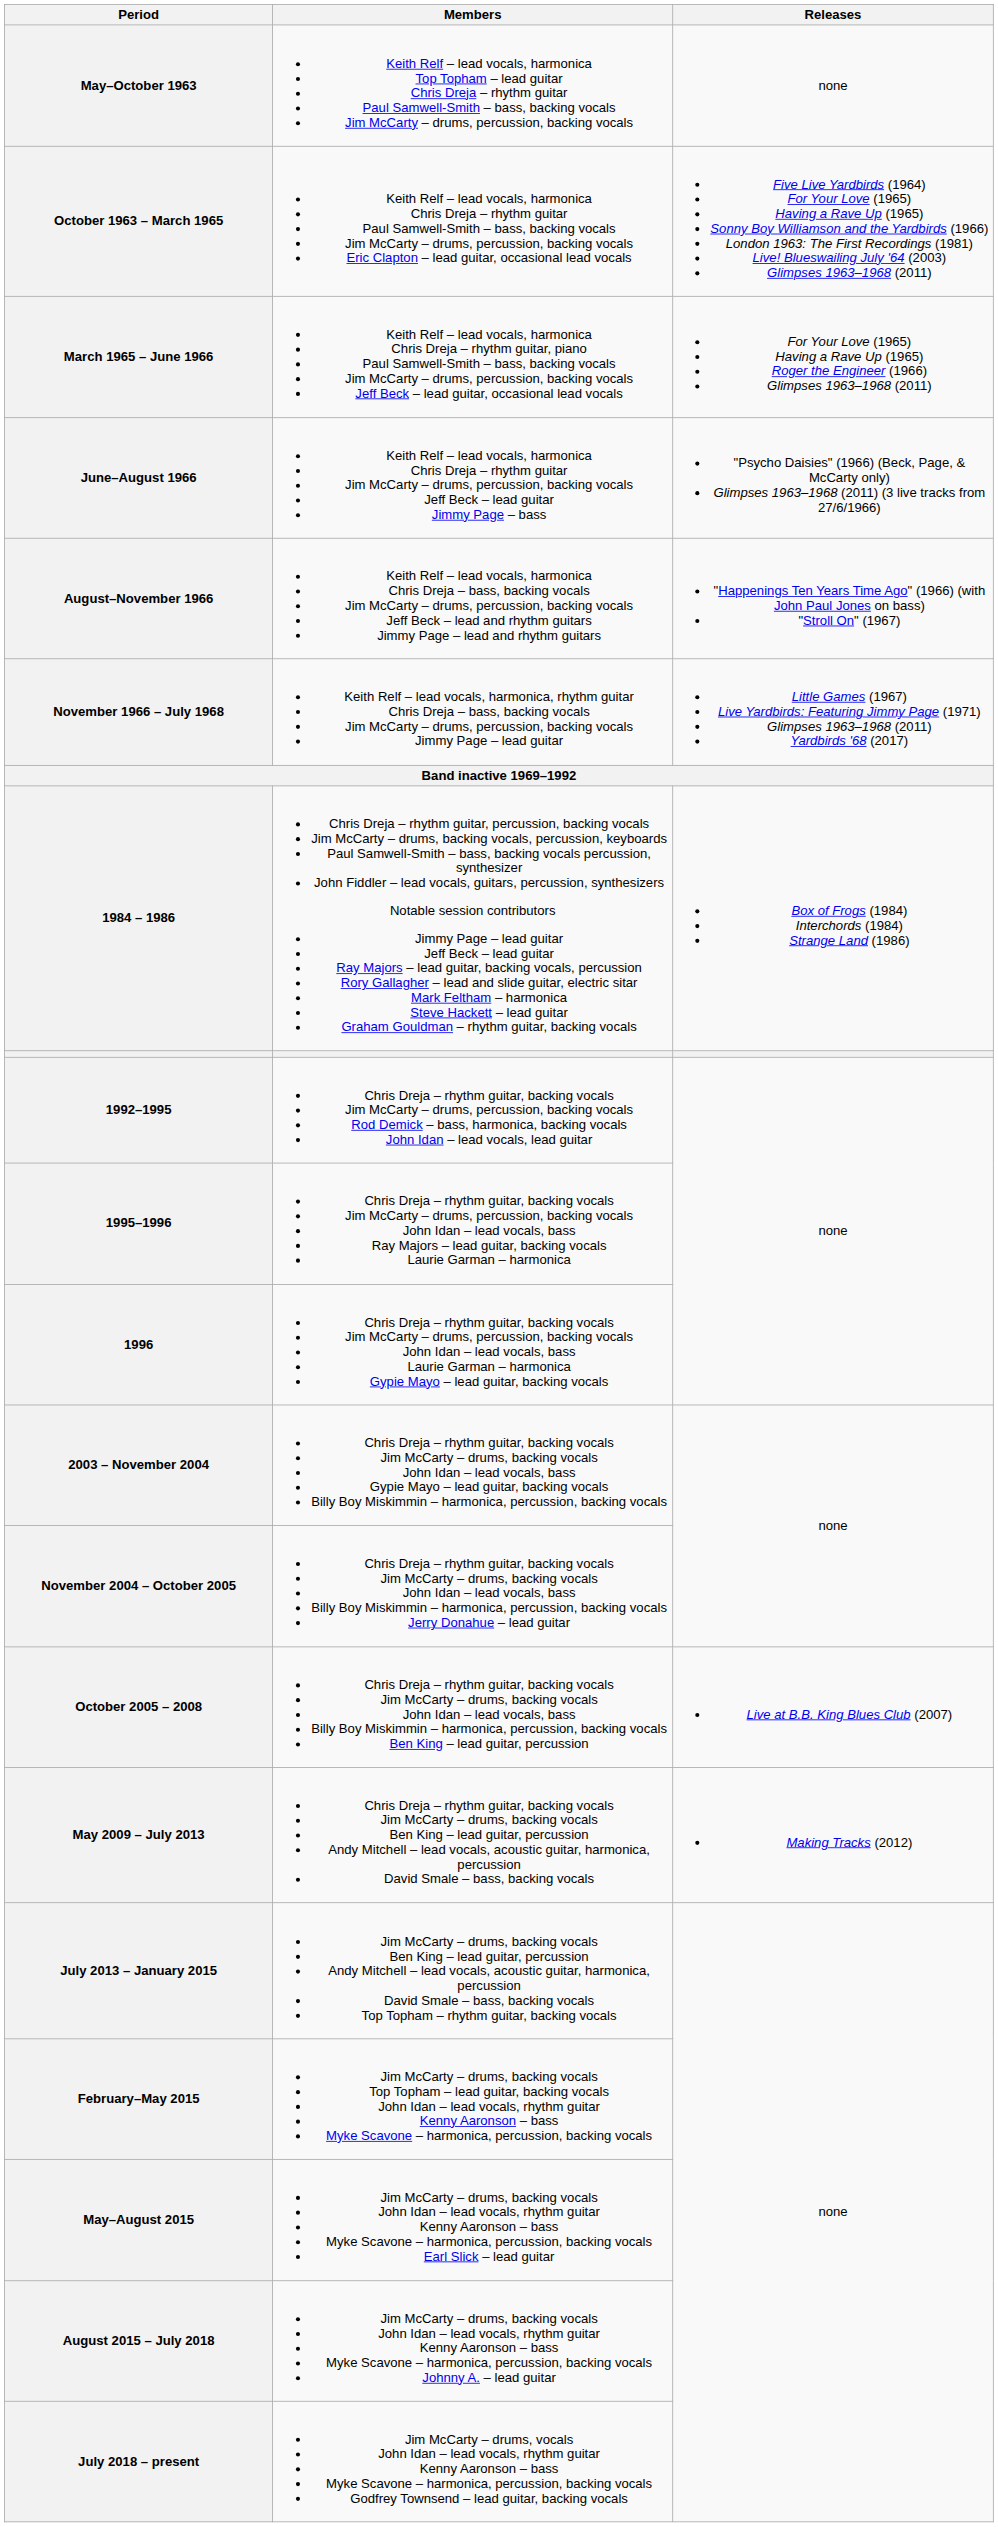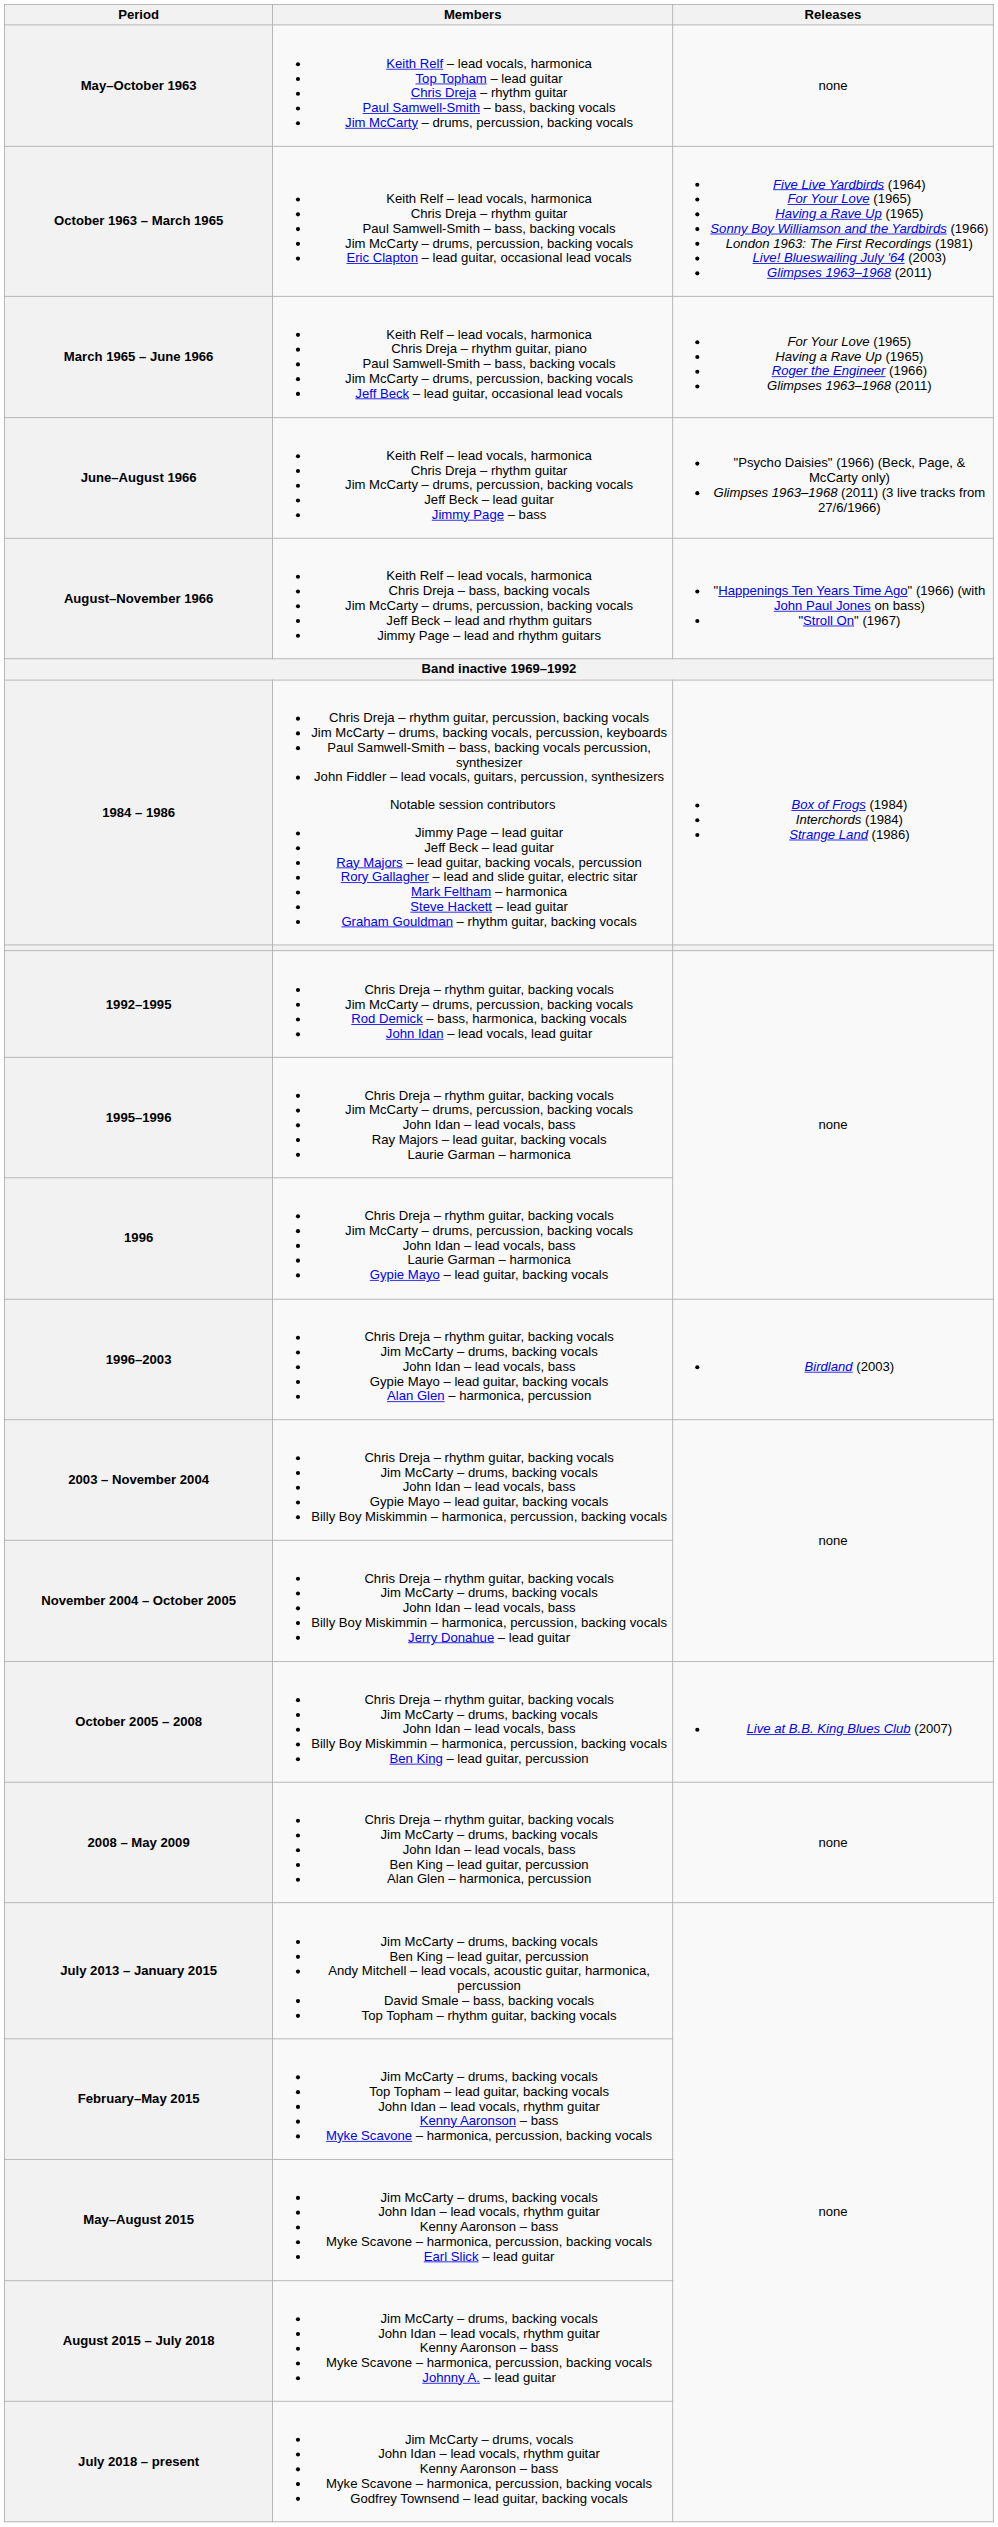- row: (139, 712)
+ row: (139, 1359)
+ row: (139, 1842)
- row: (139, 1835)
